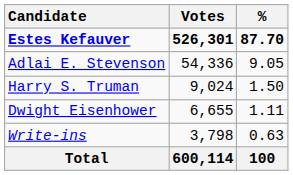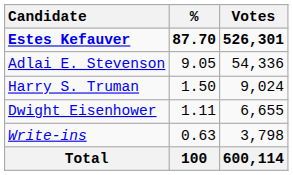columns swapped: (203, 16) <-> (262, 16)
